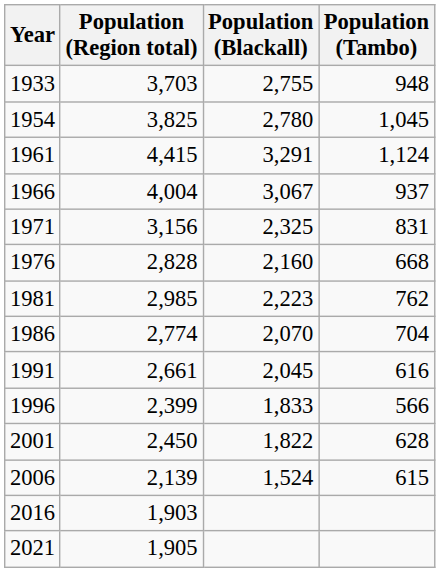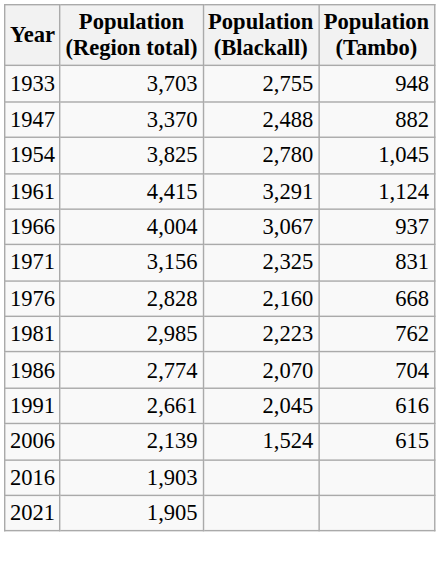+ row: (32, 119)
- row: (32, 405)
- row: (32, 441)
